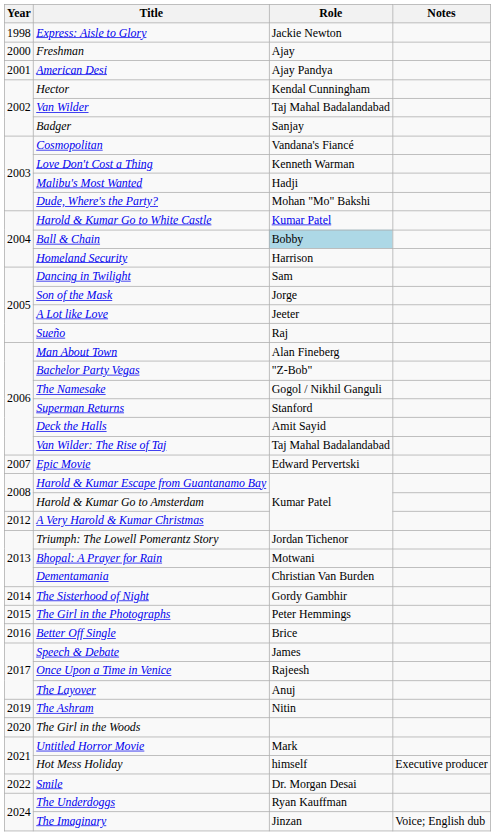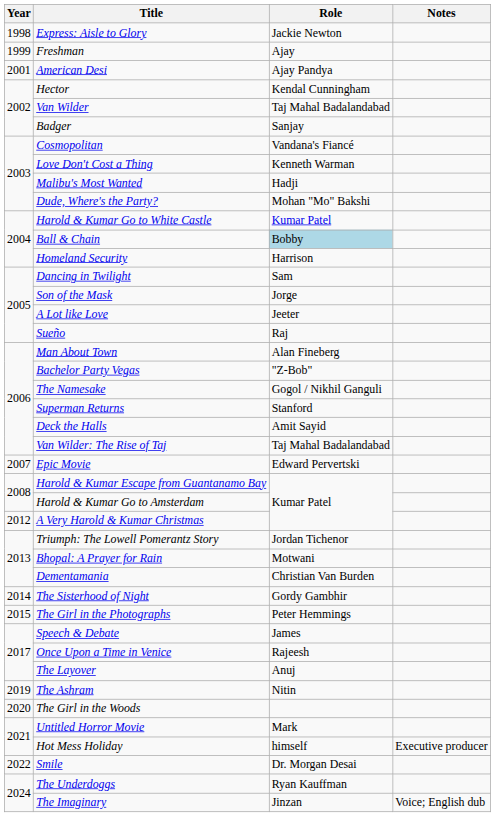(19, 51) 2000 -> (19, 51) 1999
- row: (76, 633)
